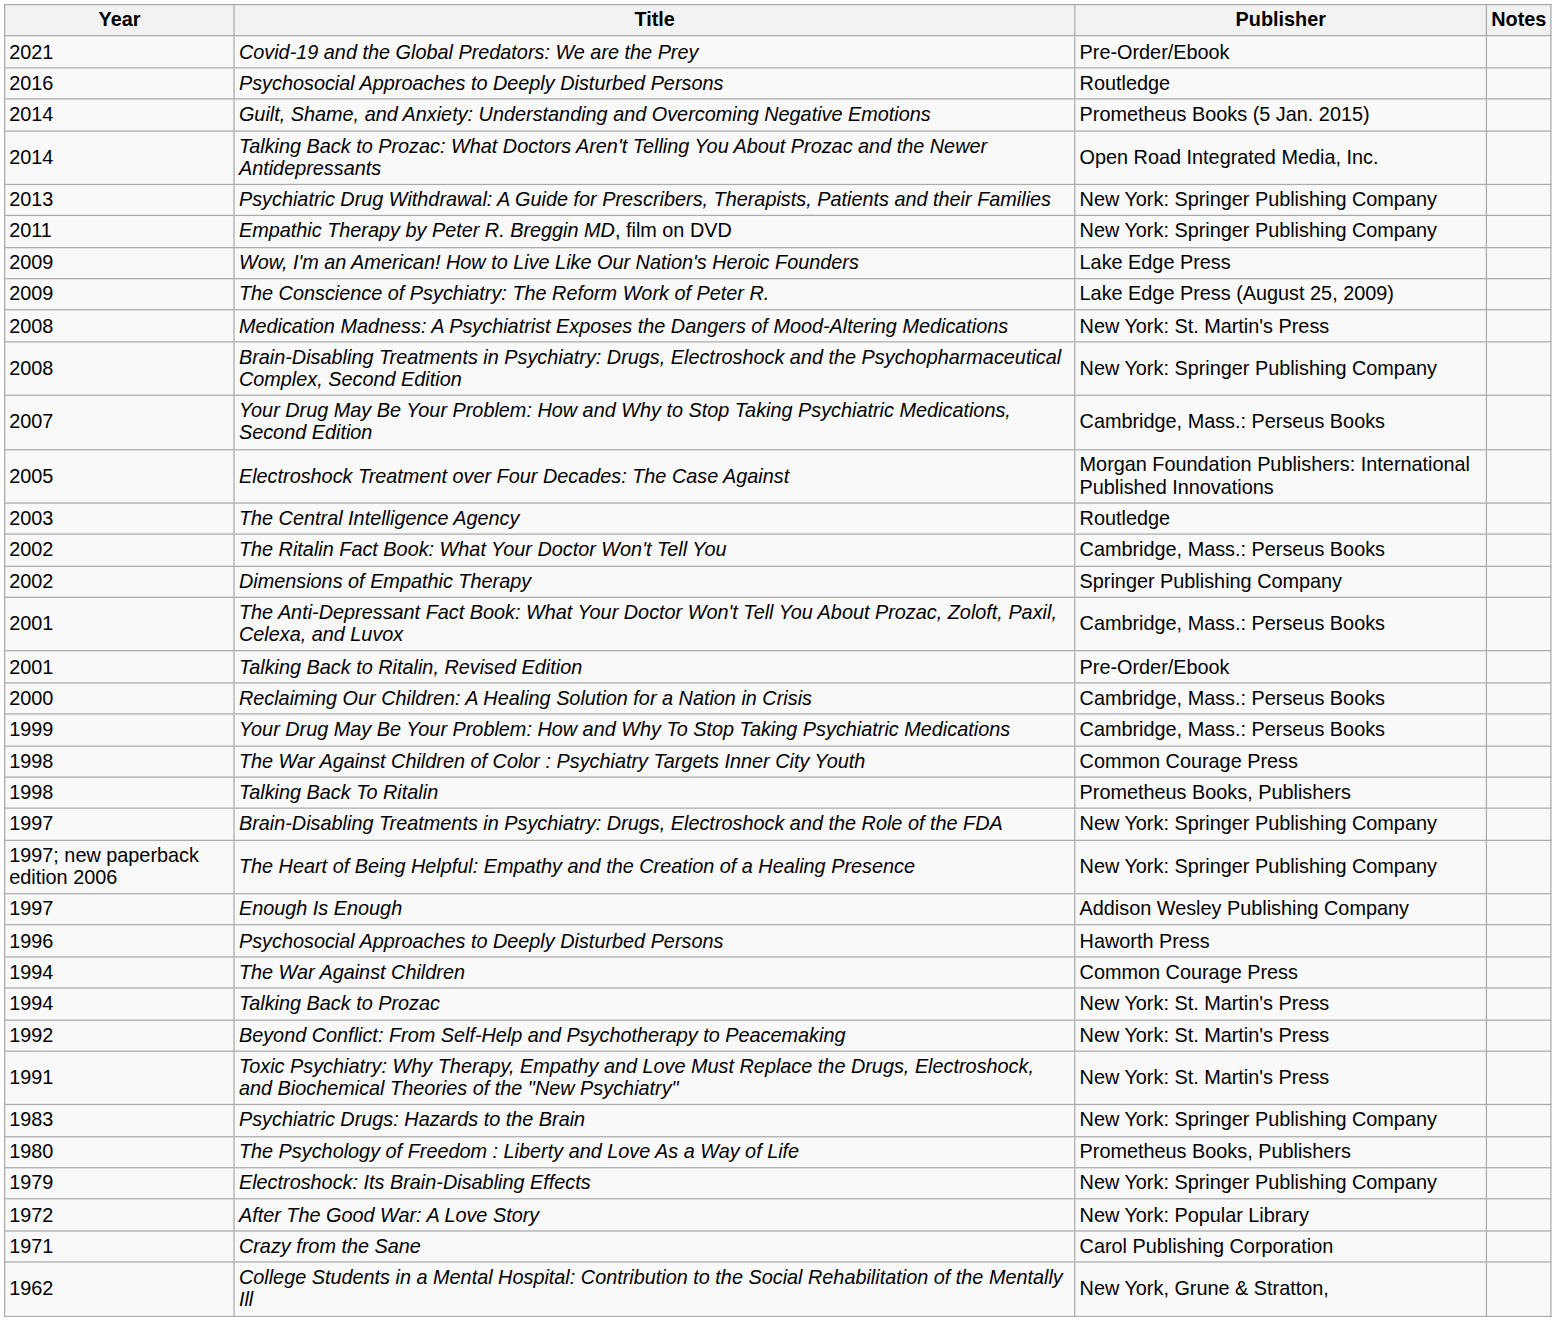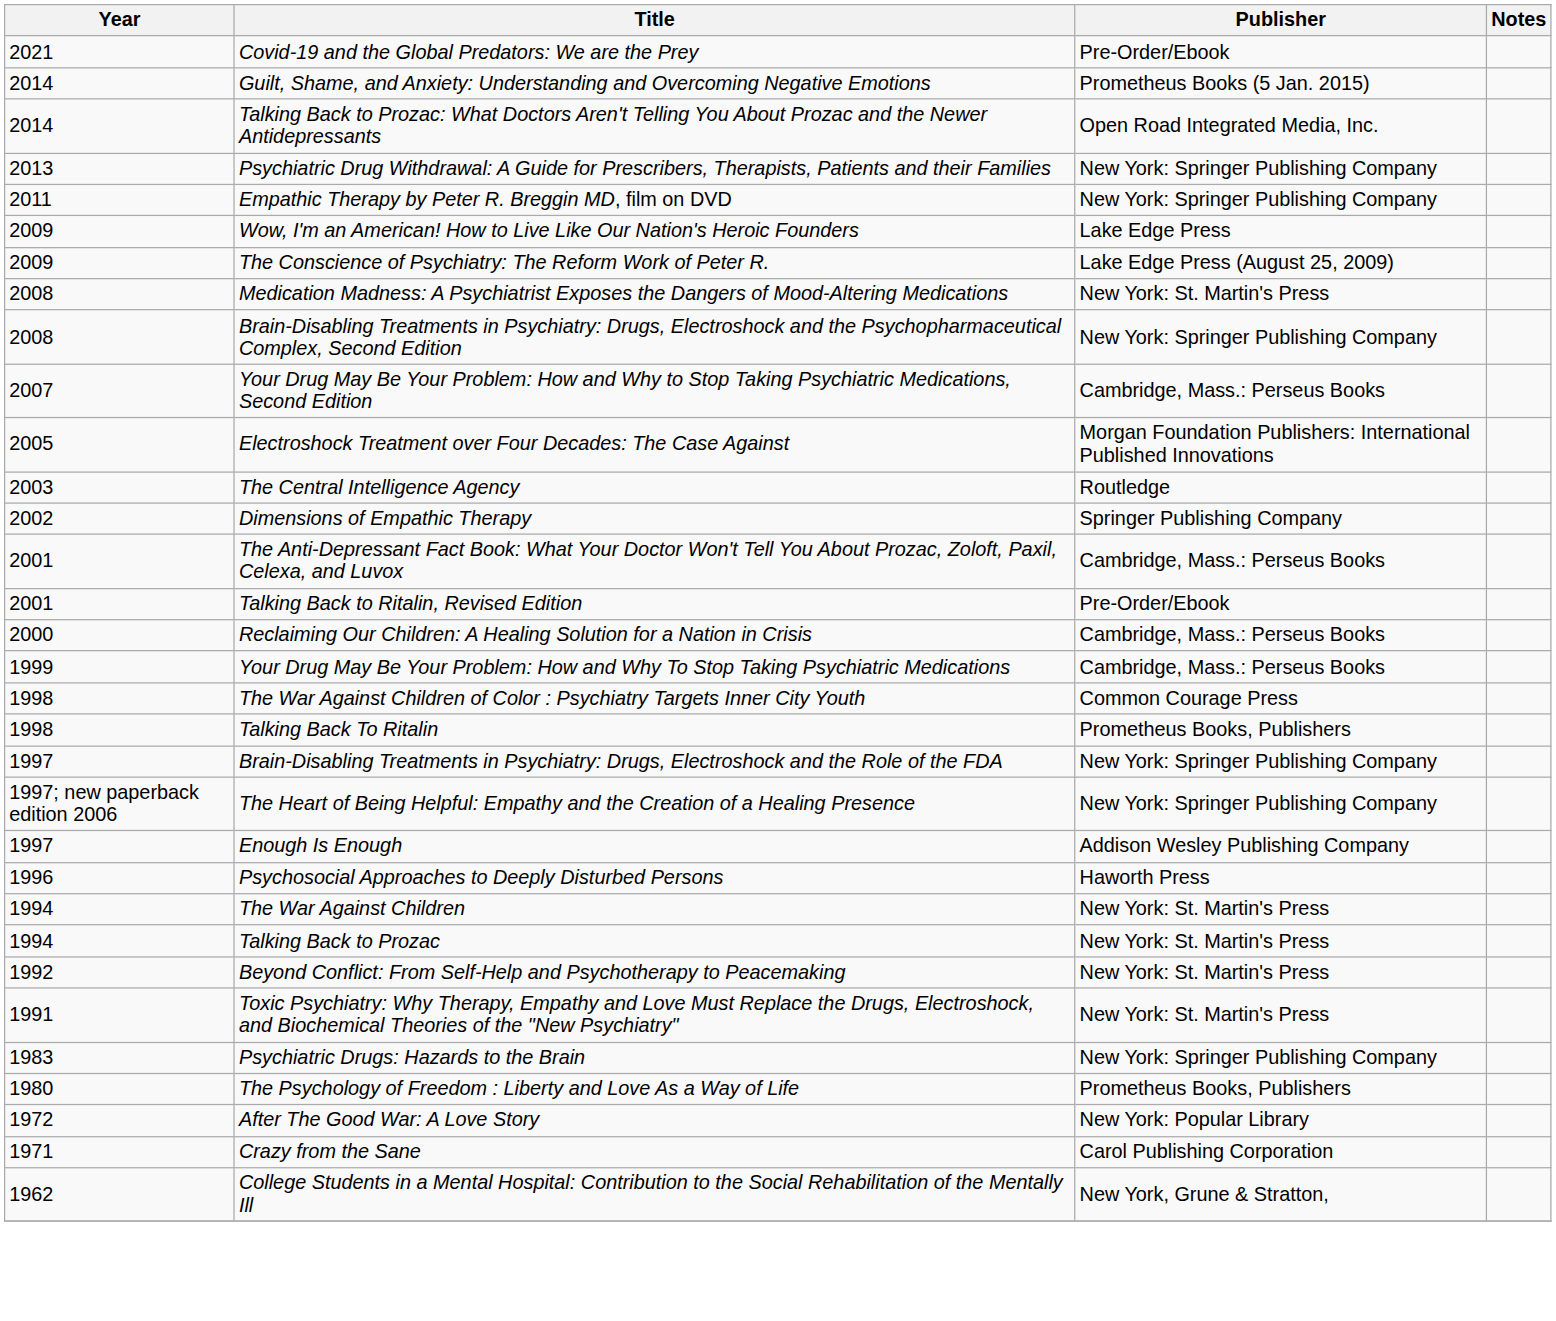- row: (31, 83)
- row: (31, 550)
(1189, 972) Common Courage Press -> (1204, 909) New York: St. Martin's Press
- row: (31, 1183)
